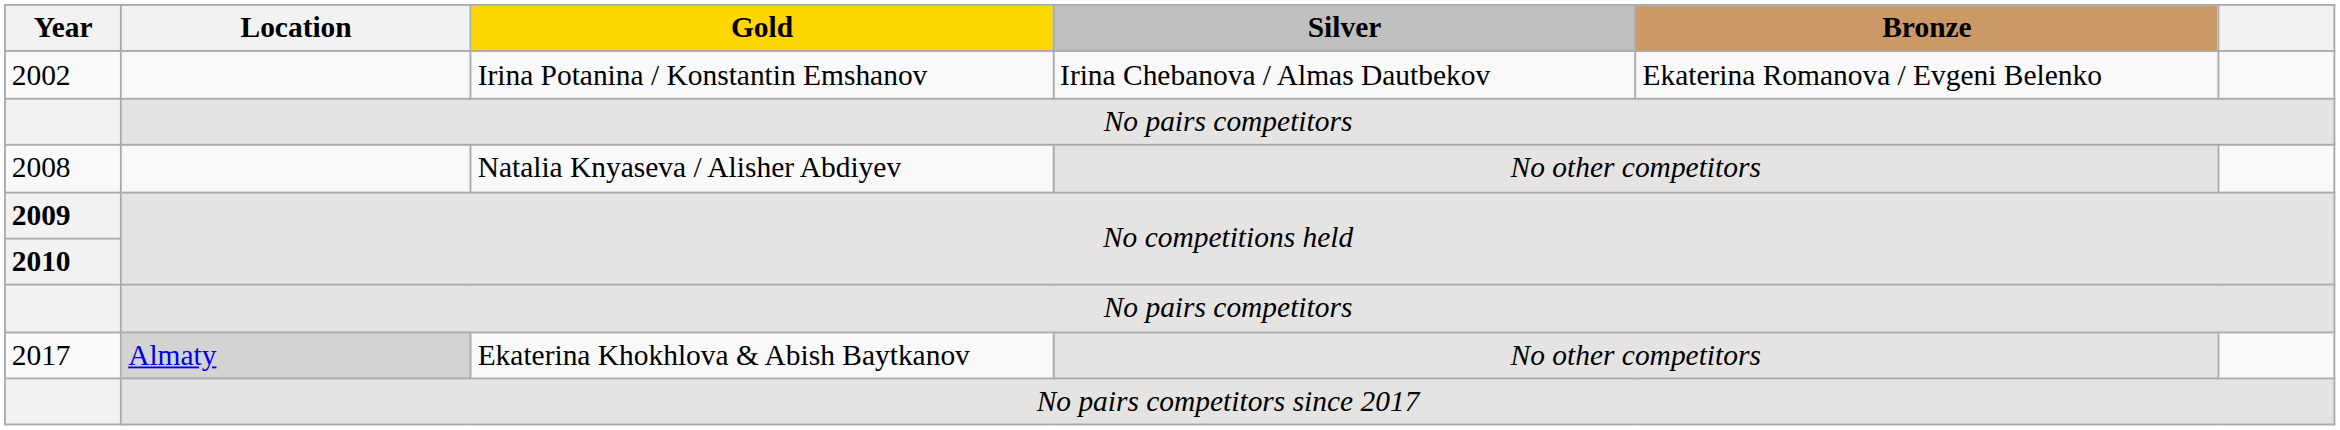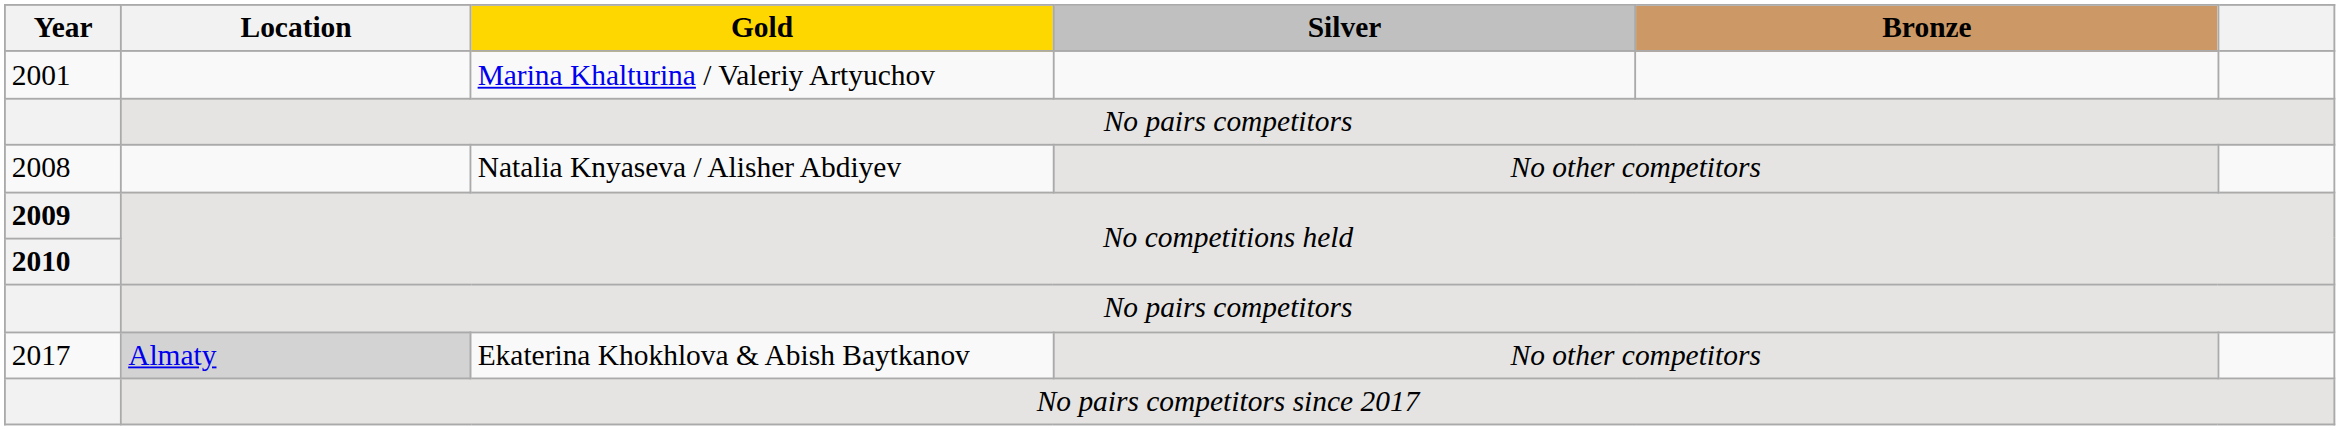+ row: (41, 74)
- row: (41, 74)
